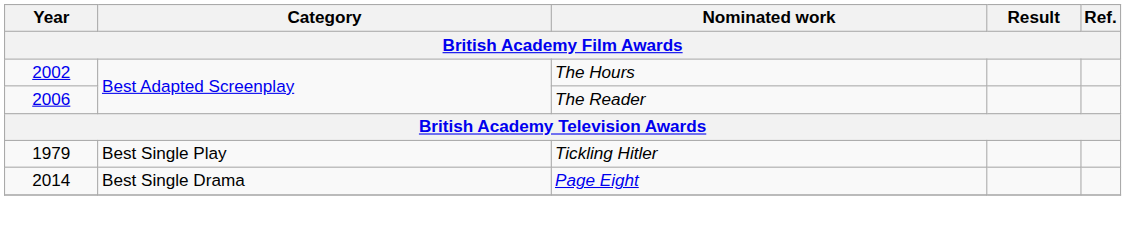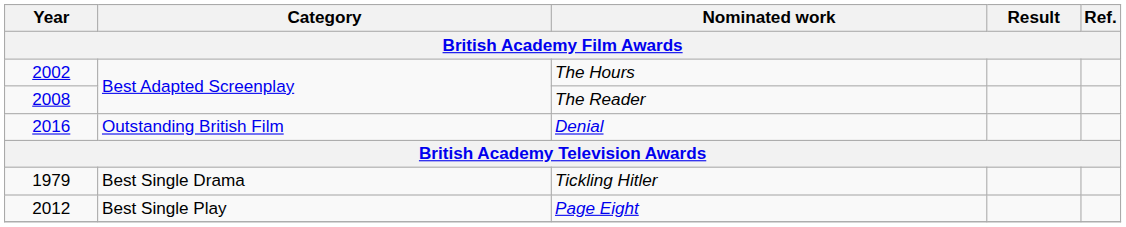(51, 99) 2006 -> (51, 99) 2008
+ row: (579, 126)
(164, 153) Best Single Play -> (173, 180) Best Single Drama
(51, 180) 2014 -> (51, 208) 2012
(173, 180) Best Single Drama -> (164, 208) Best Single Play
